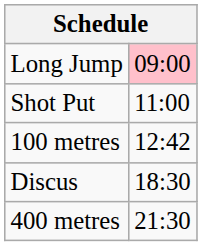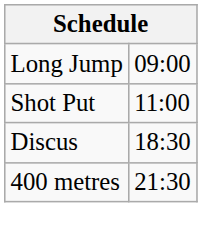(162, 63) pink background -> (162, 63) no background
- row: (65, 142)
